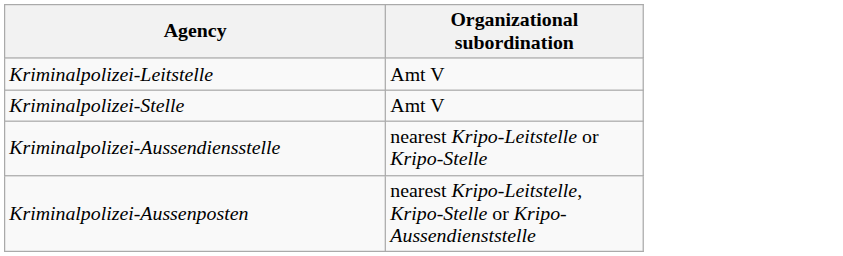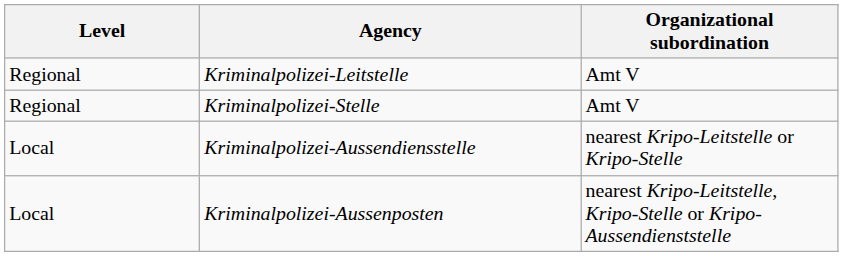+ column: (102, 31)
